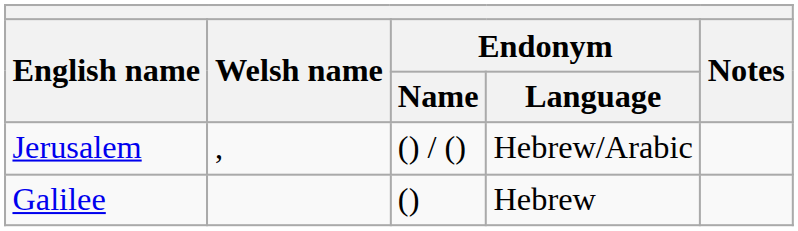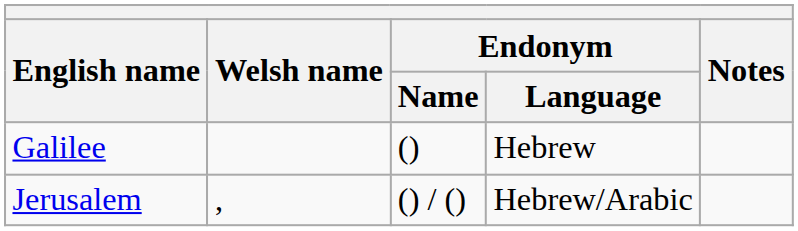rows swapped: (59, 198) <-> (77, 147)
